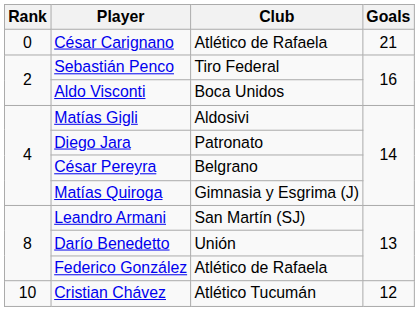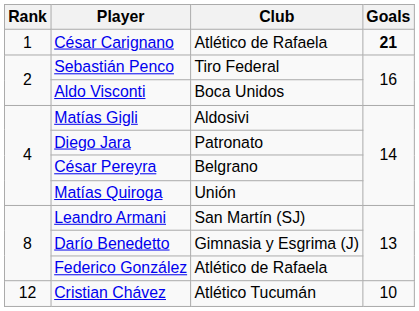(28, 42) 0 -> (28, 42) 1
(388, 42) normal -> (388, 42) bold
(277, 192) Gimnasia y Esgrima (J) -> (215, 192) Unión
(215, 243) Unión -> (277, 243) Gimnasia y Esgrima (J)
(28, 293) 10 -> (28, 293) 12
(388, 293) 12 -> (388, 293) 10
